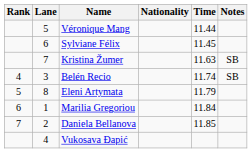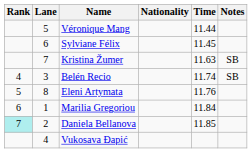(205, 92) 11.79 -> (205, 92) 11.76
(18, 124) no background -> (18, 124) paleturquoise background
